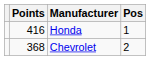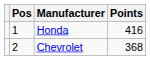columns swapped: (133, 13) <-> (28, 13)
